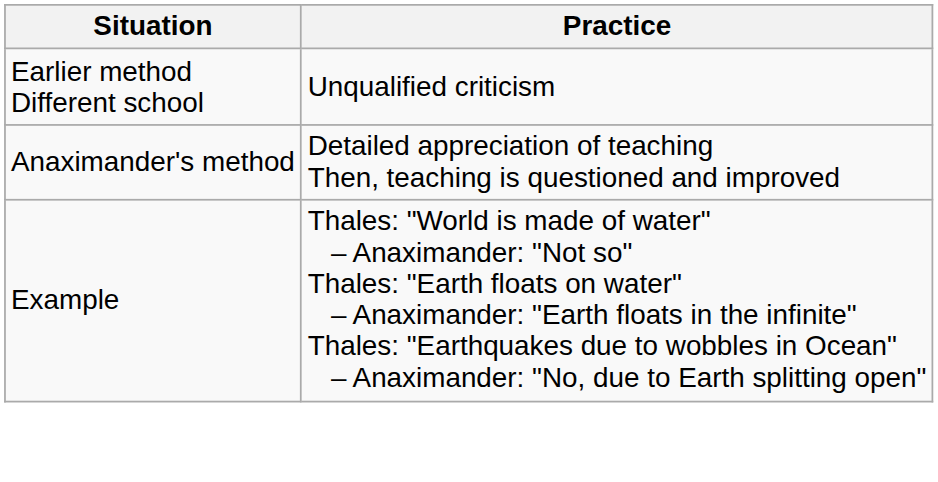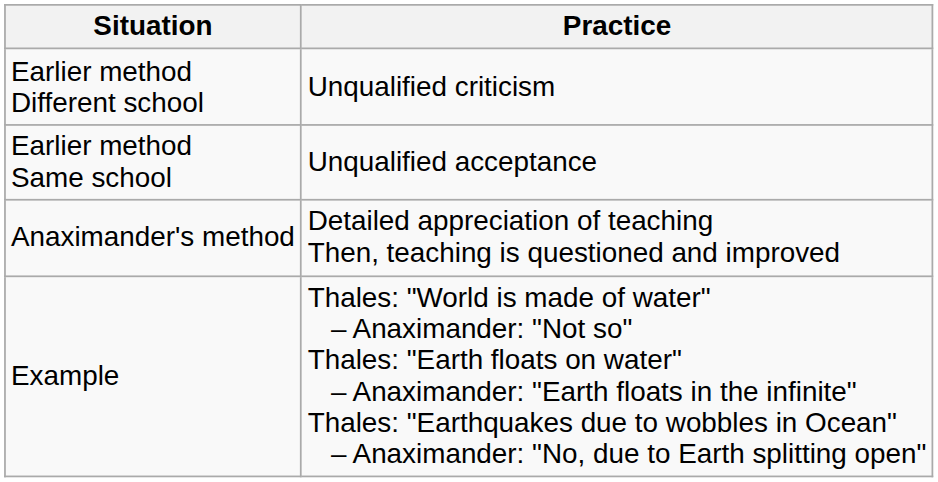+ row: (101, 161)
